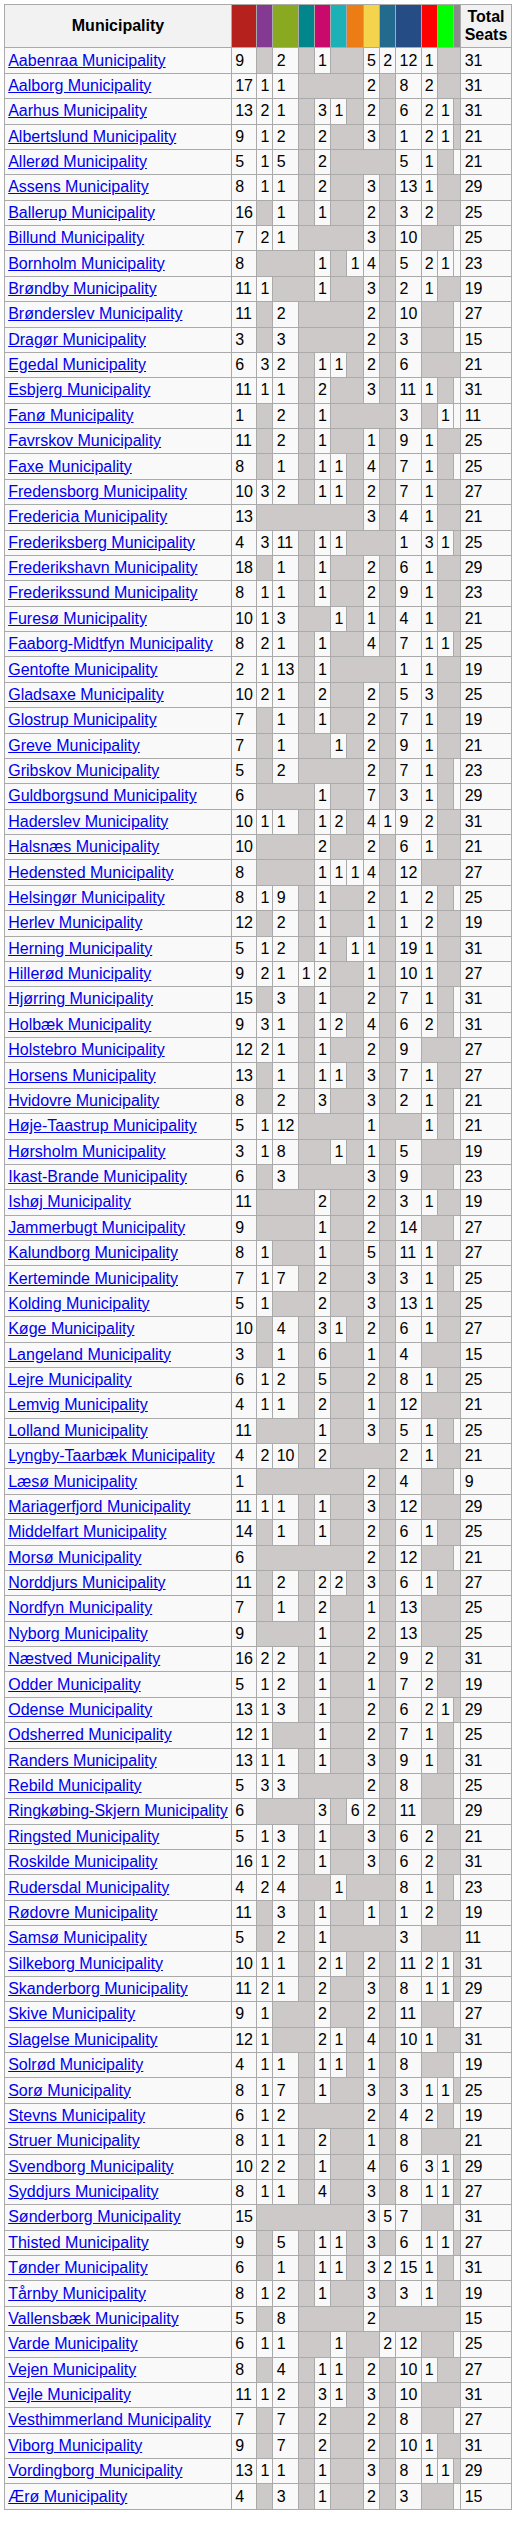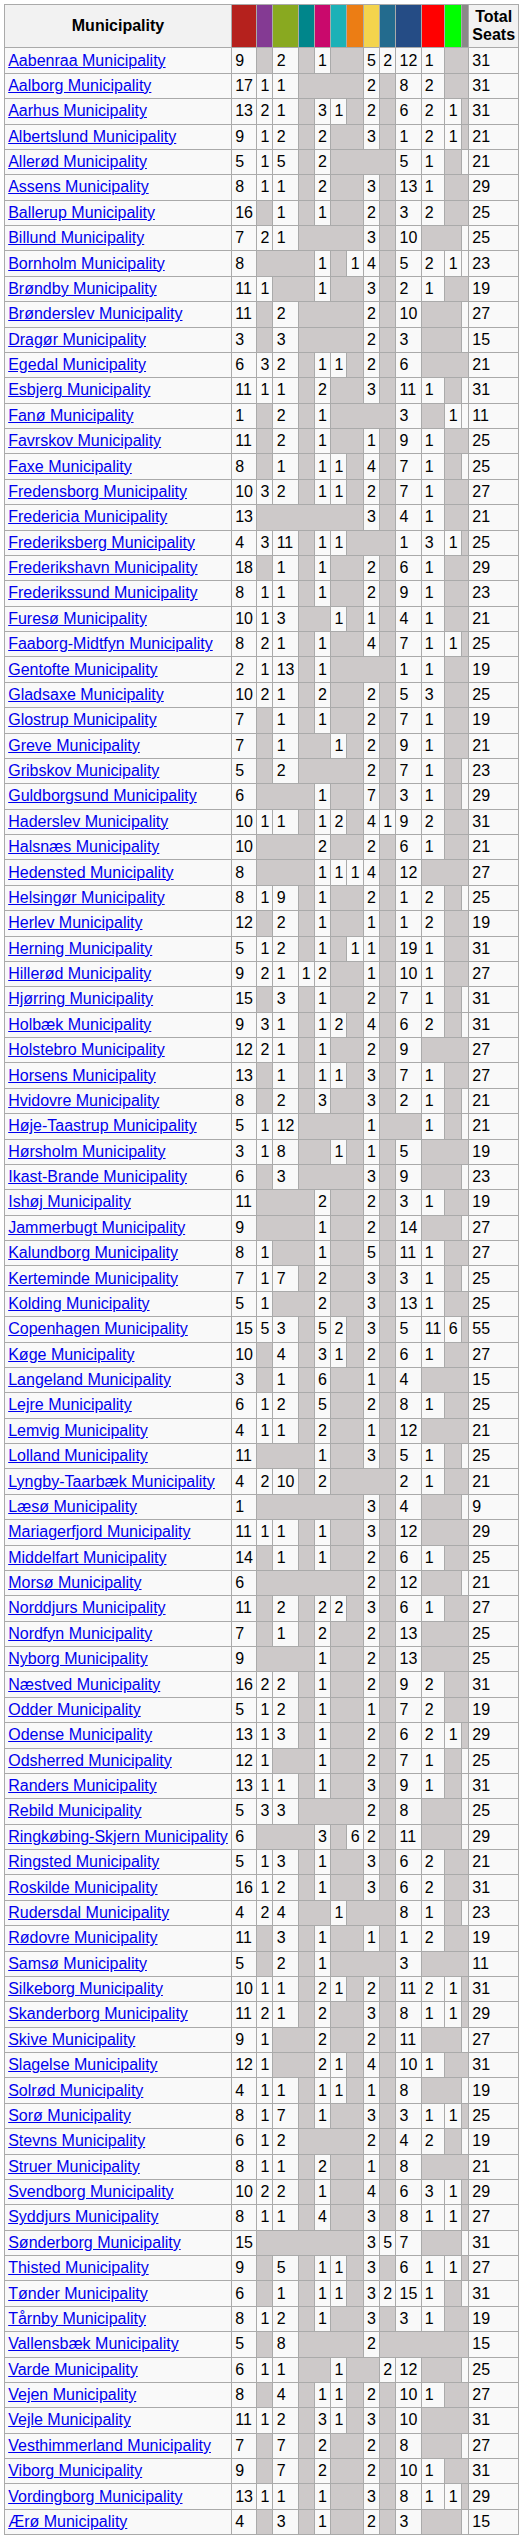+ row: (98, 1329)
(371, 1481) 2 -> (371, 1506) 3
(371, 1608) 1 -> (371, 1633) 2
